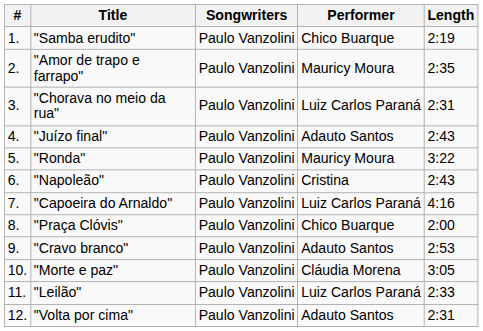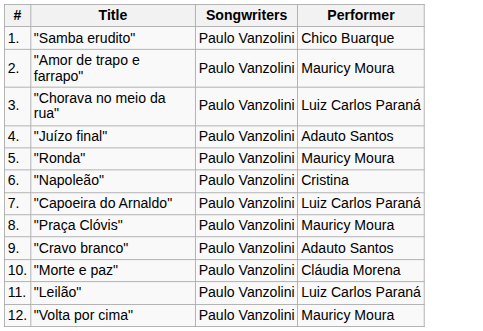- column: (451, 15)
(348, 225) Chico Buarque -> (348, 225) Mauricy Moura
(347, 315) Adauto Santos -> (348, 315) Mauricy Moura
